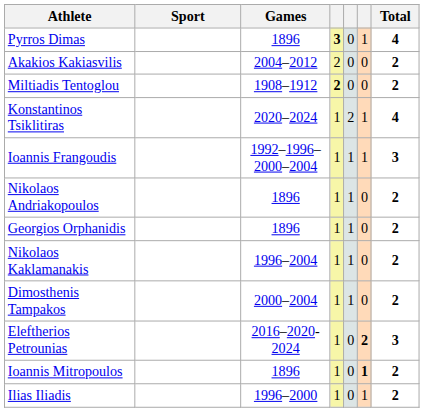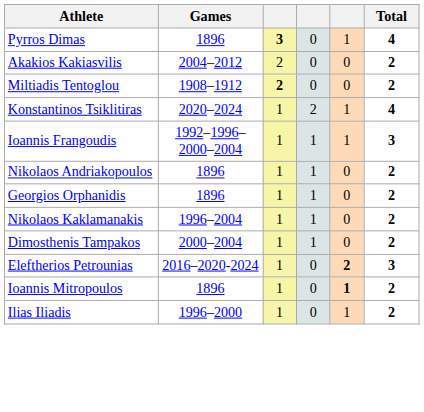- column: (188, 16)
